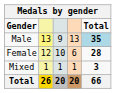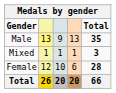(96, 40) lightblue background -> (96, 40) no background
rows swapped: (22, 54) <-> (22, 68)
